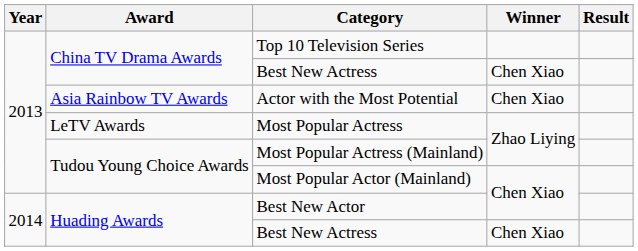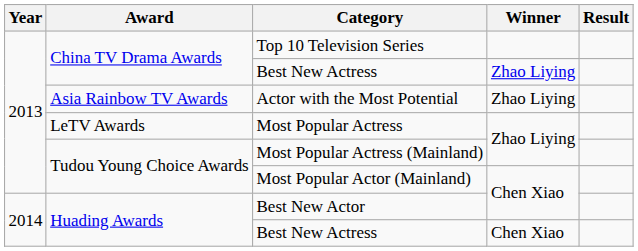(527, 71) Chen Xiao -> (533, 71) Zhao Liying
(527, 98) Chen Xiao -> (533, 98) Zhao Liying
